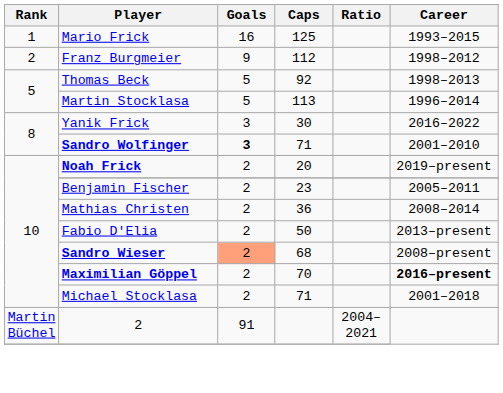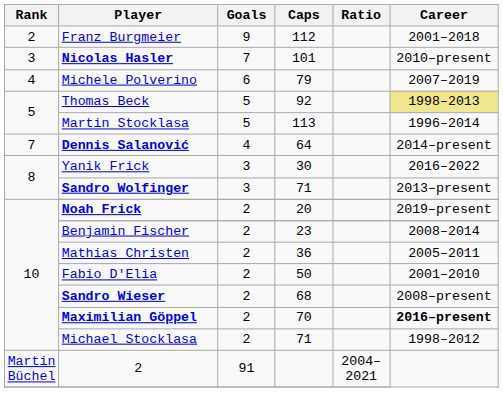- row: (105, 37)
(444, 59) 1998–2012 -> (444, 37) 2001–2018
+ row: (117, 59)
+ row: (129, 80)
(444, 80) no background -> (444, 102) khaki background
+ row: (125, 145)
(247, 145) bold -> (247, 188) normal
(444, 145) 2001–2010 -> (444, 188) 2013–present
(444, 188) 2005–2011 -> (444, 231) 2008–2014
(444, 210) 2008–2014 -> (444, 253) 2005–2011
(444, 231) 2013–present -> (444, 275) 2001–2010
(247, 253) lightsalmon background -> (247, 296) no background
(444, 296) 2001–2018 -> (444, 339) 1998–2012
